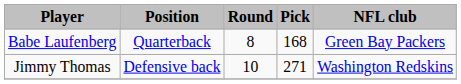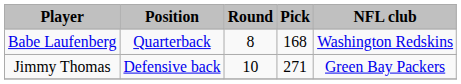(385, 41) Green Bay Packers -> (385, 41) Washington Redskins
(385, 66) Washington Redskins -> (385, 66) Green Bay Packers
